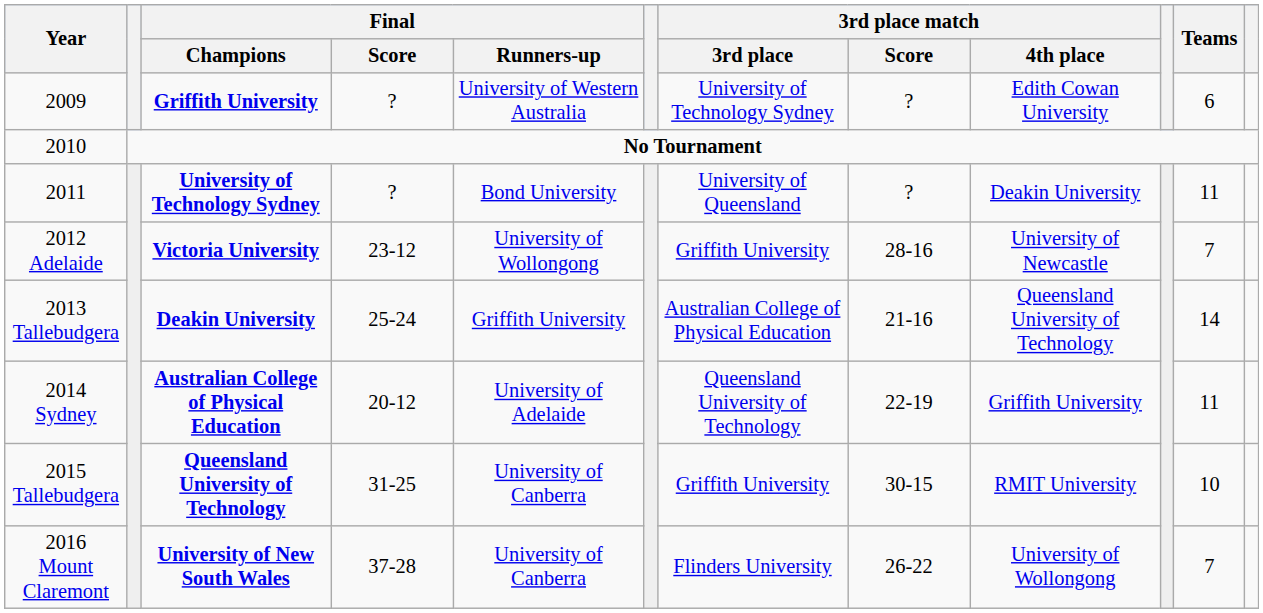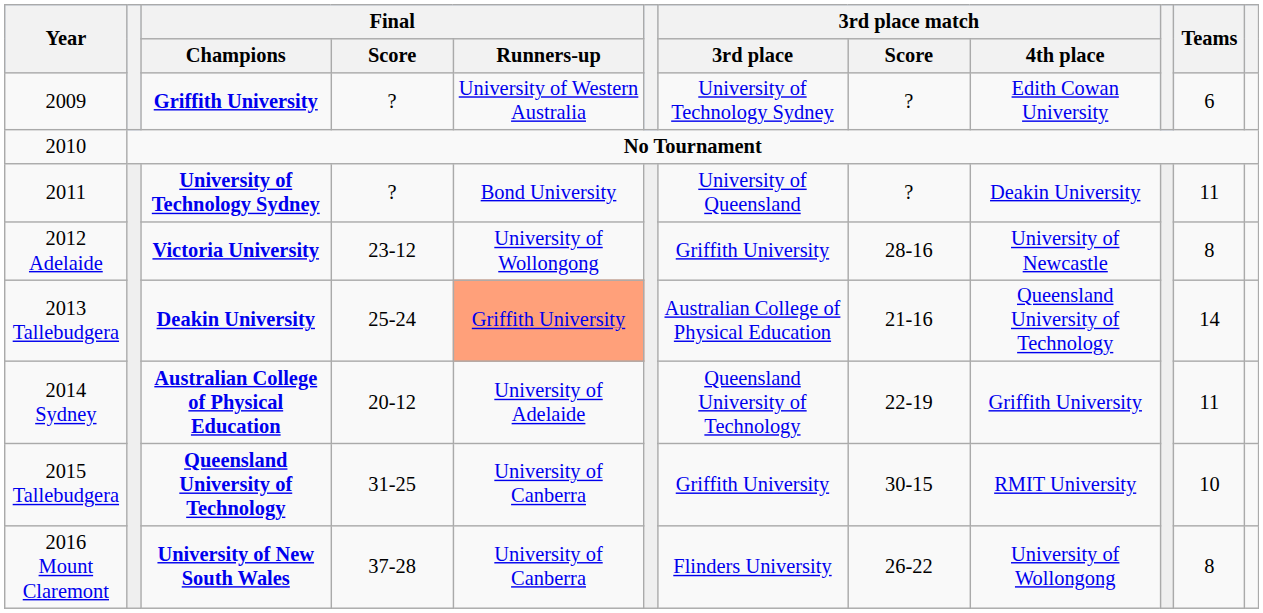(1209, 250) 7 -> (1209, 250) 8
(549, 320) no background -> (549, 320) lightsalmon background
(1209, 566) 7 -> (1209, 566) 8
